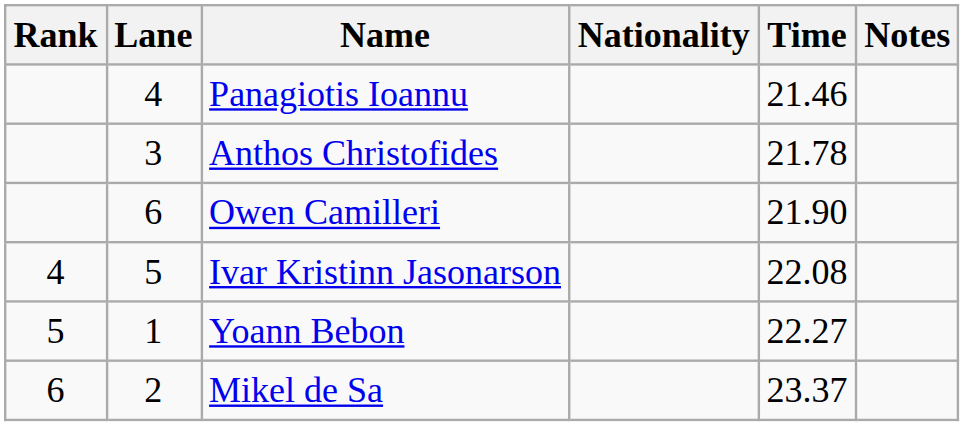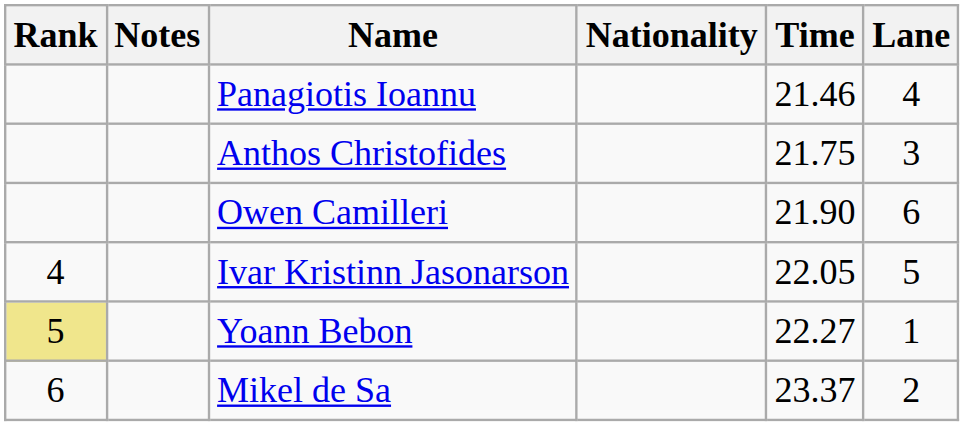columns swapped: (153, 34) <-> (907, 34)
(807, 153) 21.78 -> (815, 153) 21.75
(807, 271) 22.08 -> (815, 271) 22.05
(56, 331) no background -> (56, 331) khaki background
